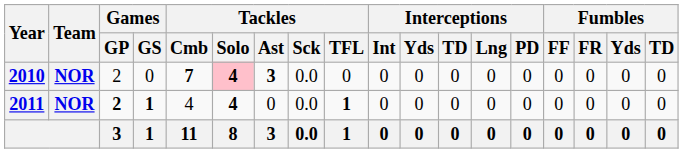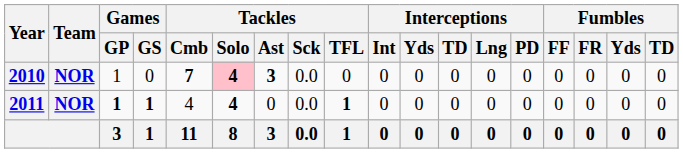(117, 76) 2 -> (117, 76) 1
(117, 104) 2 -> (117, 104) 1
